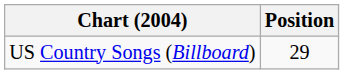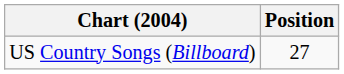(300, 52) 29 -> (300, 52) 27
